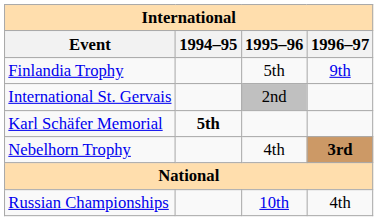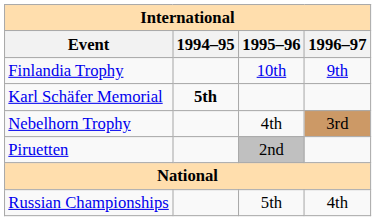(274, 70) 5th -> (271, 70) 10th
- row: (90, 96)
(340, 149) bold -> (337, 123) normal
+ row: (38, 149)
(274, 202) 10th -> (271, 202) 5th
